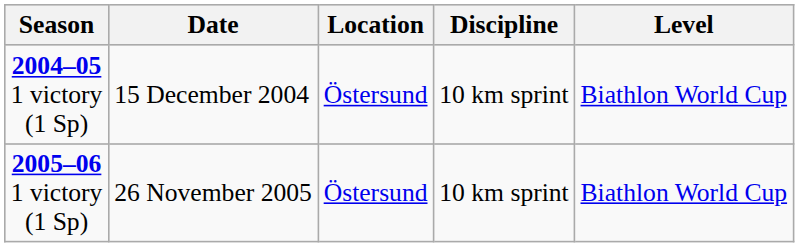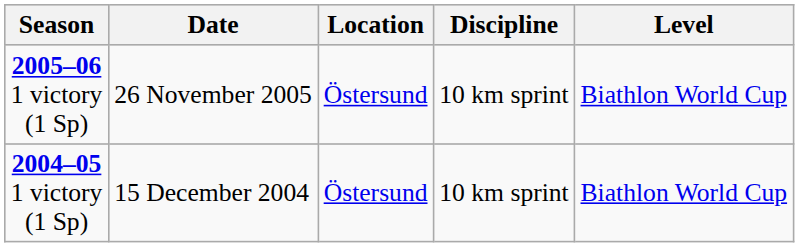rows swapped: (57, 94) <-> (57, 192)
